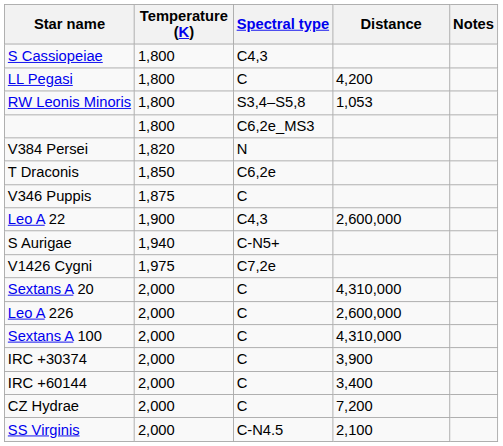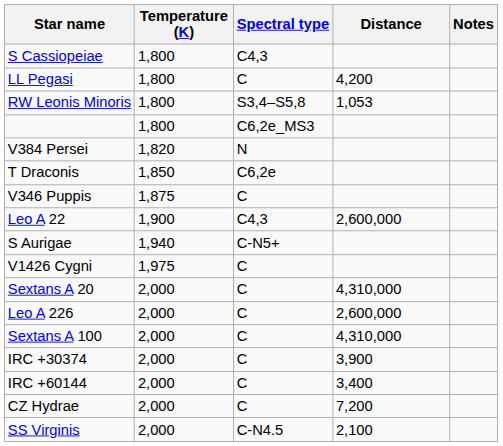(256, 266) C7,2e -> (242, 266) C
